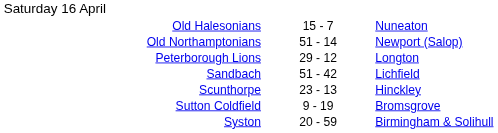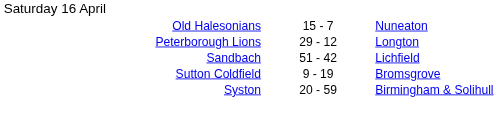- row: (204, 42)
- row: (230, 89)
